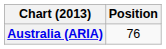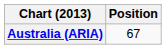(133, 34) 76 -> (133, 34) 67
